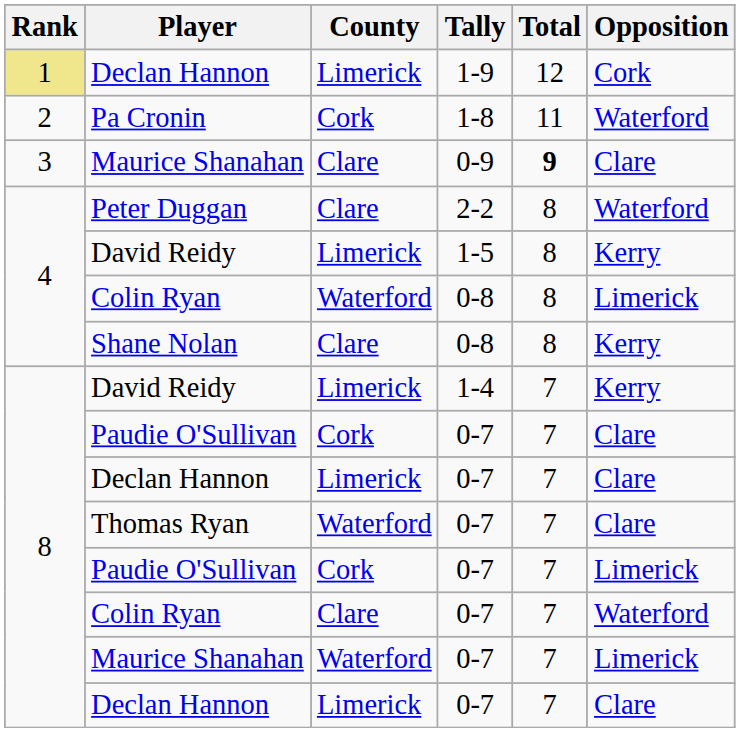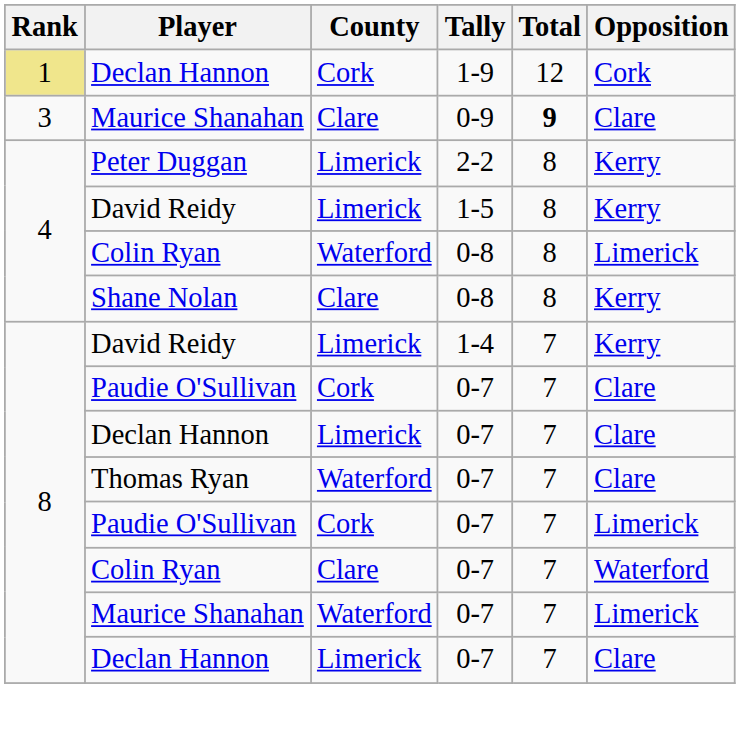(369, 72) Limerick -> (345, 72) Cork
- row: (148, 117)
(348, 207) Clare -> (369, 162) Limerick
(651, 207) Waterford -> (627, 162) Kerry
